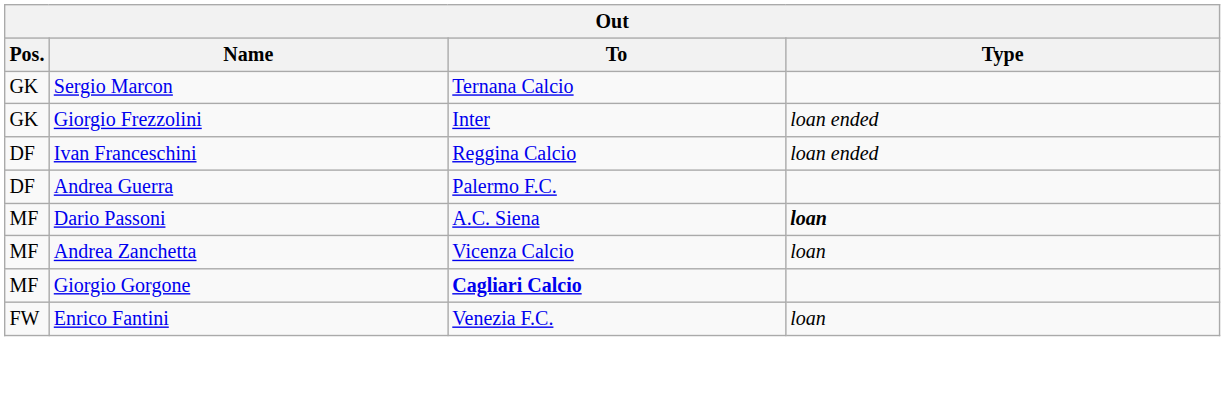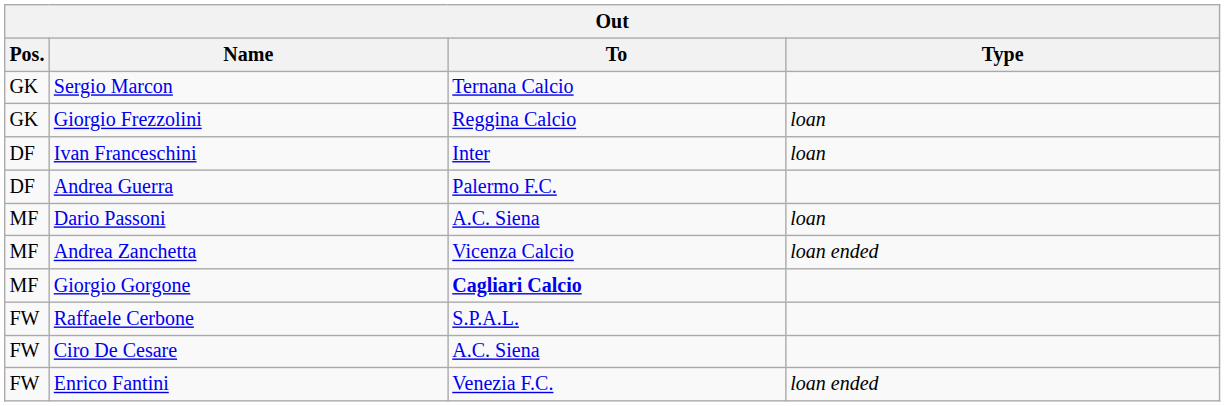(471, 120) Inter -> (514, 120) Reggina Calcio
(834, 120) loan ended -> (808, 120) loan
(514, 153) Reggina Calcio -> (471, 153) Inter
(834, 153) loan ended -> (808, 153) loan
(809, 219) bold -> (808, 219) normal
(808, 252) loan -> (834, 252) loan ended
+ row: (124, 318)
+ row: (115, 351)
(808, 318) loan -> (834, 384) loan ended
